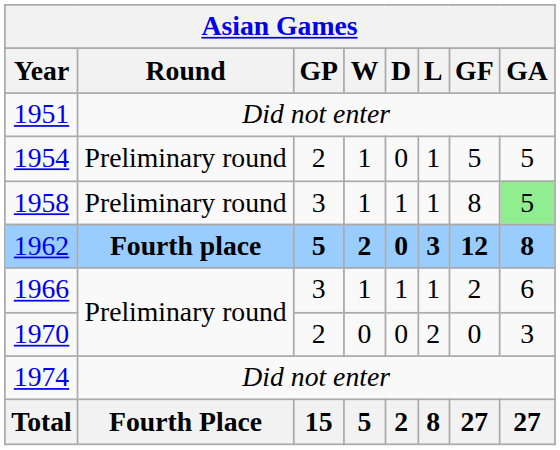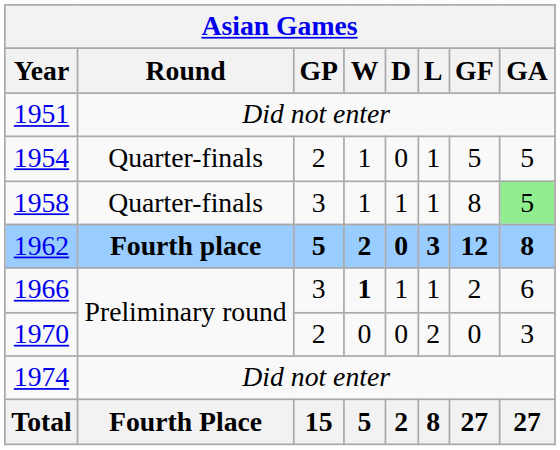(186, 158) Preliminary round -> (186, 158) Quarter-finals
(186, 202) Preliminary round -> (186, 202) Quarter-finals
(365, 289) normal -> (365, 289) bold
